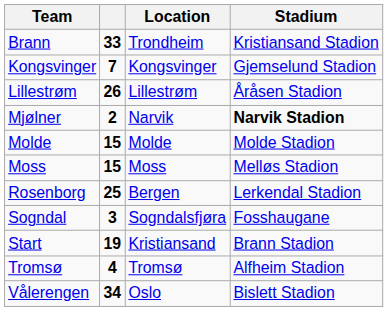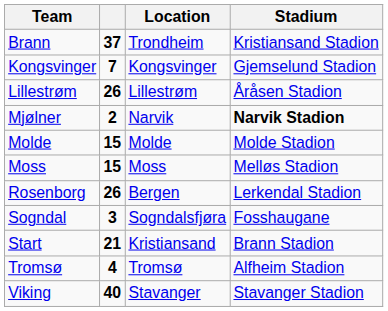(112, 42) 33 -> (112, 42) 37
(112, 192) 25 -> (112, 192) 26
(112, 243) 19 -> (112, 243) 21
- row: (49, 293)
+ row: (30, 293)
